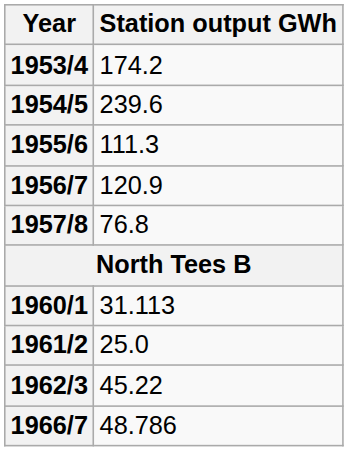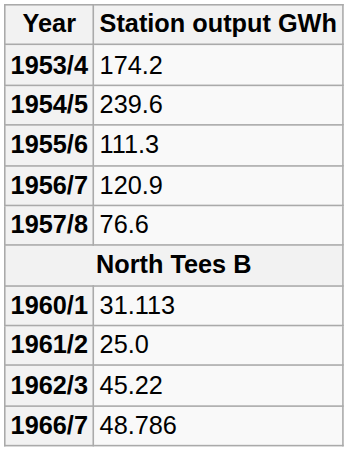(124, 225) 76.8 -> (124, 225) 76.6
